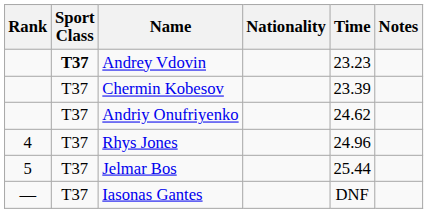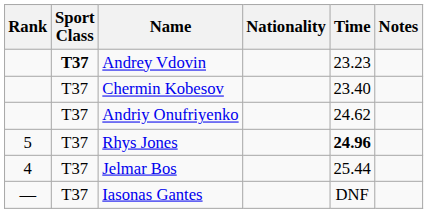(352, 89) 23.39 -> (352, 89) 23.40
(28, 141) 4 -> (28, 141) 5
(352, 141) normal -> (352, 141) bold
(28, 168) 5 -> (28, 168) 4
